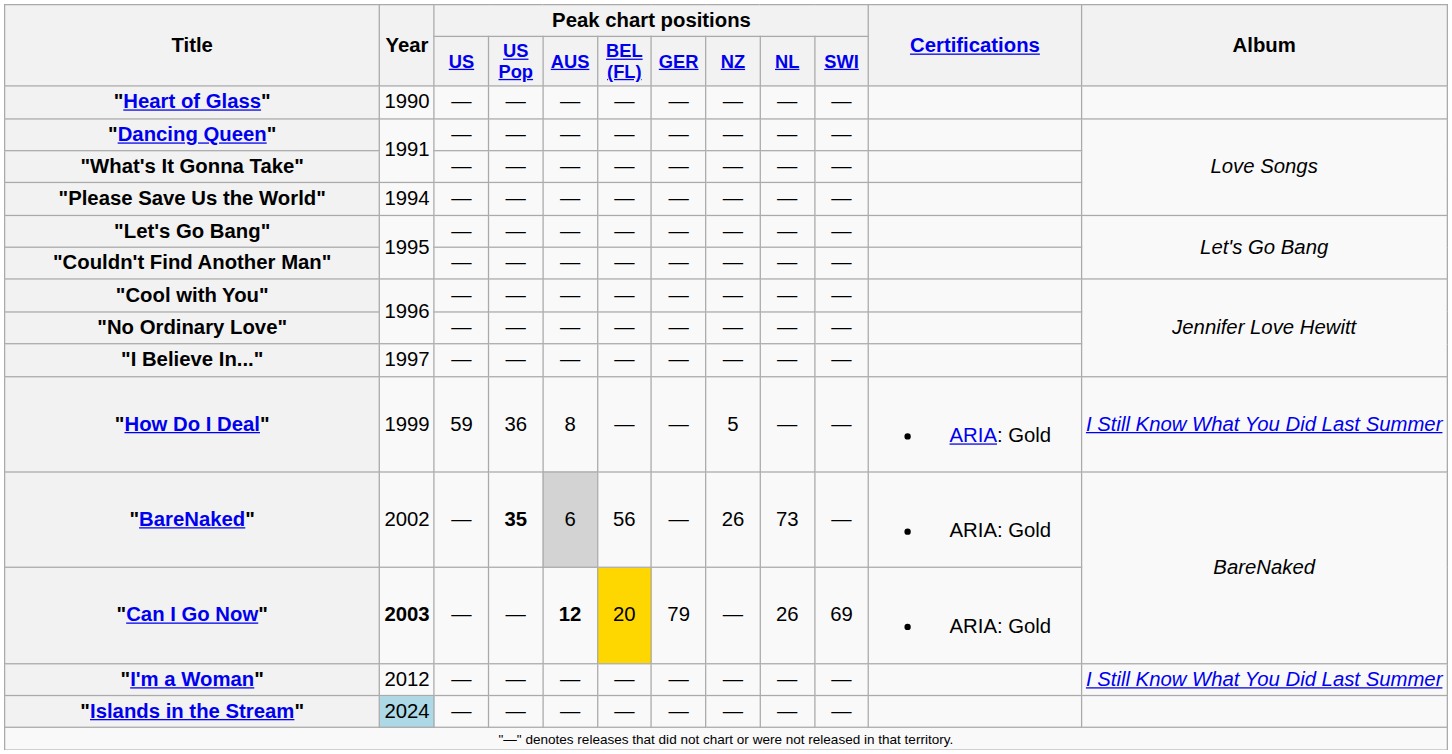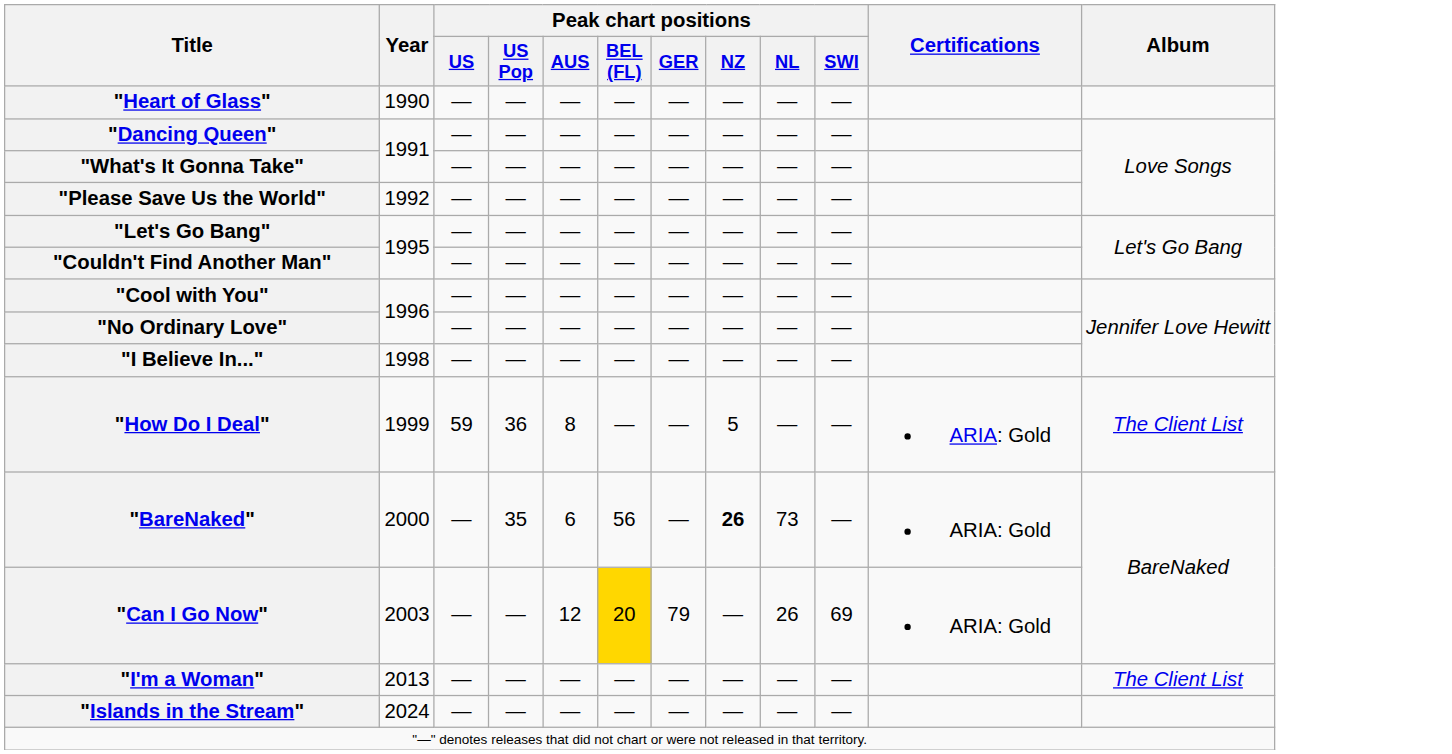(407, 198) 1994 -> (407, 198) 1992
(407, 359) 1997 -> (407, 359) 1998
(1264, 423) I Still Know What You Did Last Summer -> (1178, 423) The Client List
(407, 519) 2002 -> (407, 519) 2000
(516, 519) bold -> (516, 519) normal
(570, 519) lightgrey background -> (570, 519) no background
(733, 519) normal -> (733, 519) bold
(407, 615) bold -> (407, 615) normal
(570, 615) bold -> (570, 615) normal
(407, 679) 2012 -> (407, 679) 2013
(1264, 679) I Still Know What You Did Last Summer -> (1178, 679) The Client List
(407, 711) lightblue background -> (407, 711) no background
